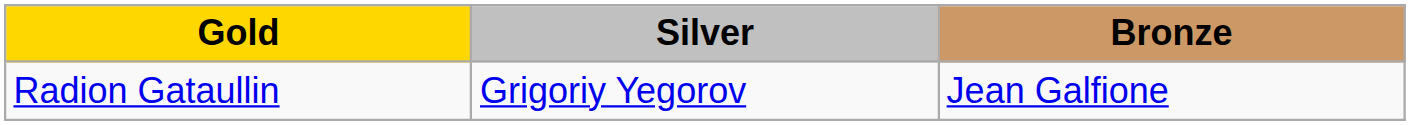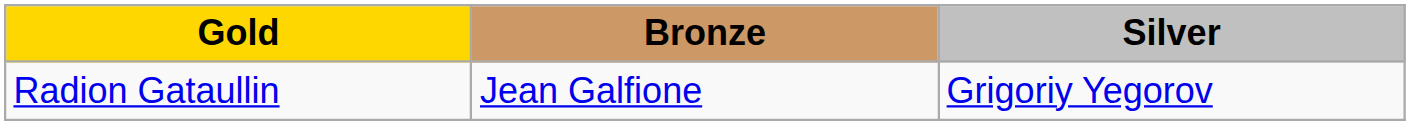columns swapped: (705, 33) <-> (1172, 33)
